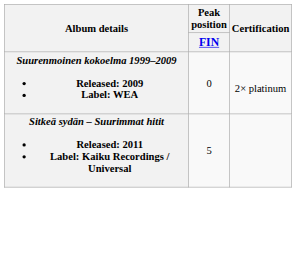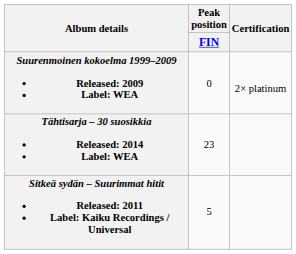+ row: (97, 139)
